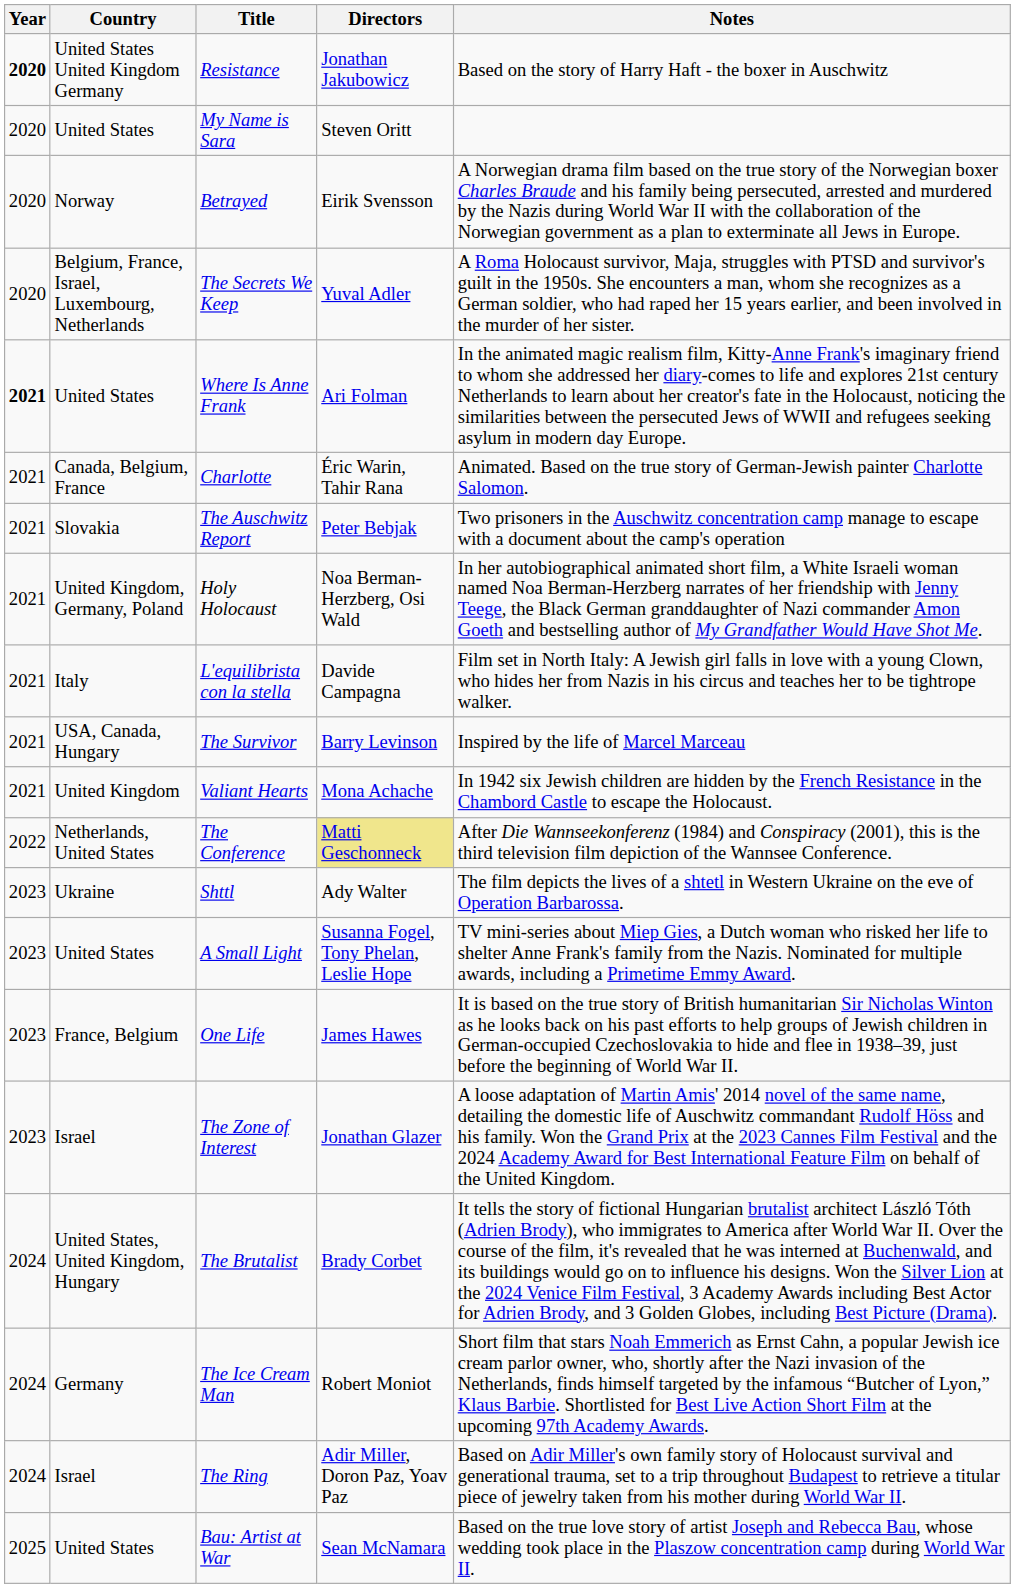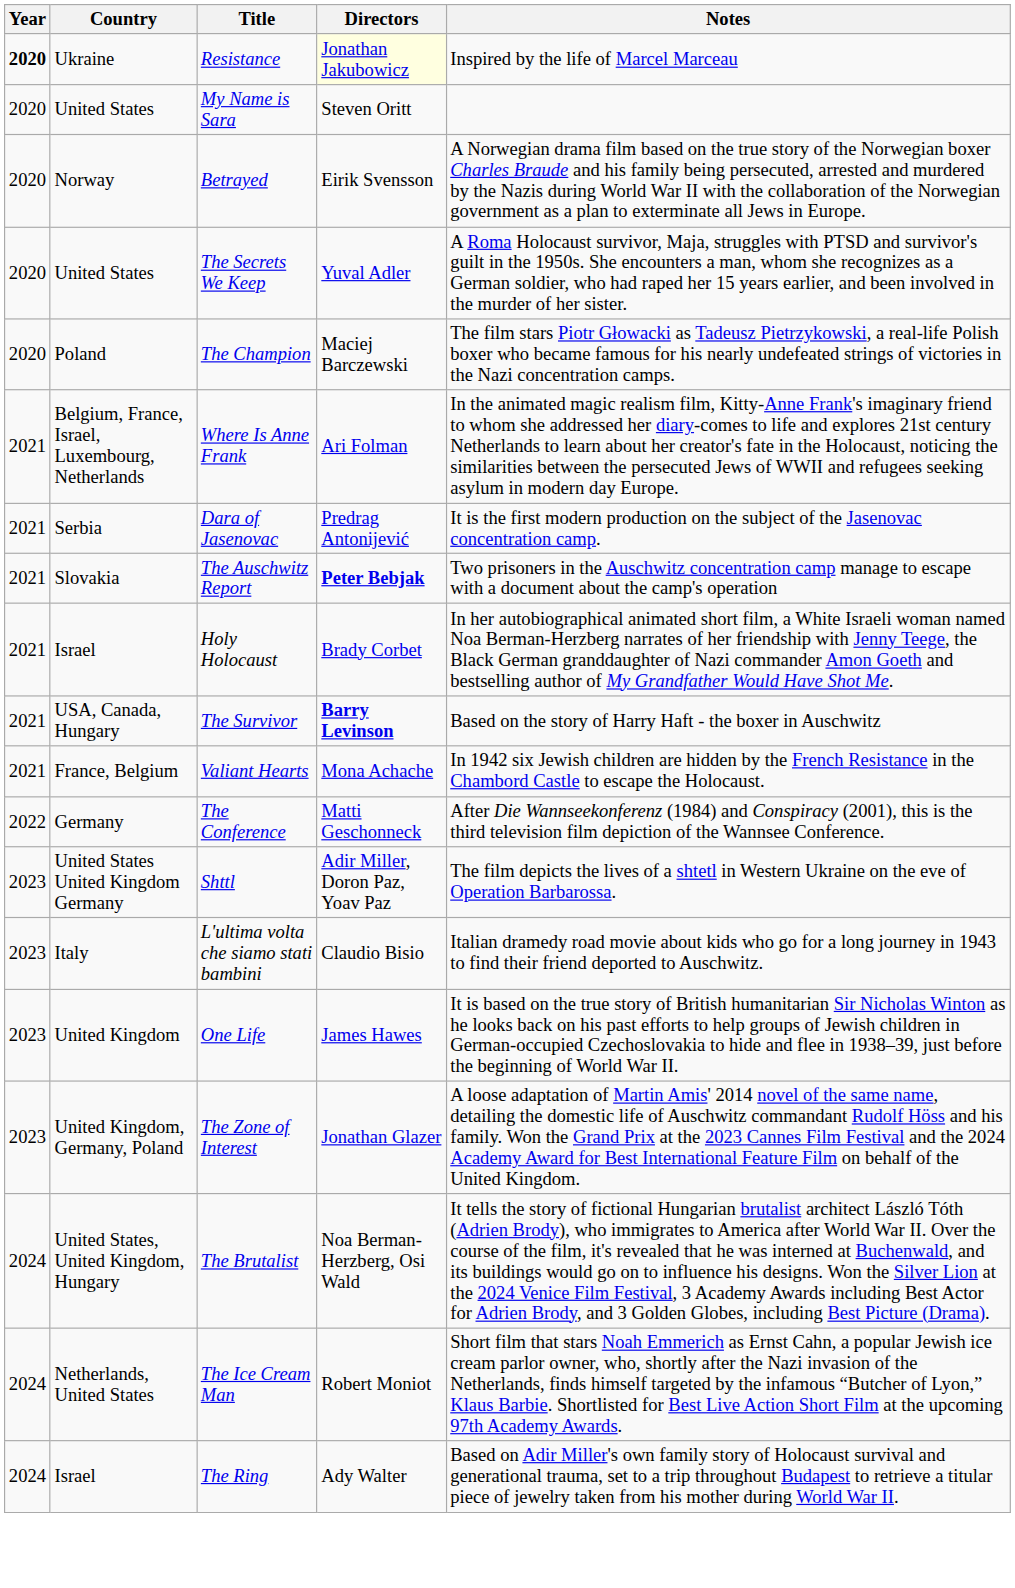(117, 69) United States United Kingdom Germany -> (84, 59) Ukraine
(365, 69) no background -> (365, 59) lightyellow background
(673, 69) Based on the story of Harry Haft - the boxer in Auschwitz -> (594, 59) Inspired by the life of Marcel Marceau
(119, 293) Belgium, France, Israel, Luxembourg, Netherlands -> (104, 272) United States
+ row: (256, 354)
(27, 396) bold -> (27, 446) normal
(104, 396) United States -> (119, 446) Belgium, France, Israel, Luxembourg, Netherlands
- row: (236, 477)
+ row: (239, 528)
(369, 528) normal -> (373, 578) bold
(119, 599) United Kingdom, Germany, Poland -> (75, 649) Israel
(373, 599) Noa Berman-Herzberg, Osi Wald -> (372, 649) Brady Corbet
- row: (250, 680)
(379, 741) normal -> (357, 720) bold
(601, 741) Inspired by the life of Marcel Marceau -> (665, 720) Based on the story of Harry Haft - the boxer in Auschwitz
(117, 791) United Kingdom -> (116, 771) France, Belgium
(104, 842) Netherlands, United States -> (89, 821) Germany
(371, 842) khaki background -> (371, 821) no background
(84, 892) Ukraine -> (117, 882) United States United Kingdom Germany
(364, 892) Ady Walter -> (366, 882) Adir Miller, Doron Paz, Yoav Paz
+ row: (257, 953)
- row: (251, 953)
(116, 1034) France, Belgium -> (117, 1034) United Kingdom
(75, 1137) Israel -> (119, 1137) United Kingdom, Germany, Poland
(372, 1260) Brady Corbet -> (373, 1260) Noa Berman-Herzberg, Osi Wald
(89, 1384) Germany -> (104, 1384) Netherlands, United States
(384, 1476) Adir Miller, Doron Paz, Yoav Paz -> (364, 1476) Ady Walter
- row: (251, 1547)
